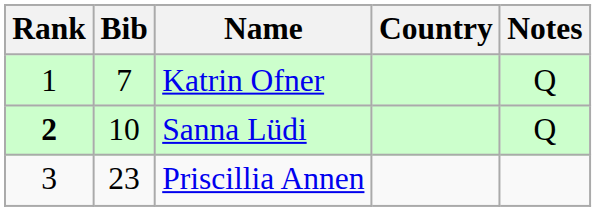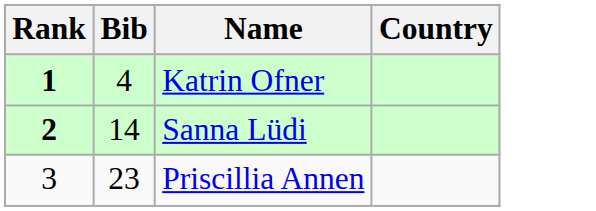- column: (545, 29)
(49, 79) normal -> (49, 79) bold
(124, 79) 7 -> (124, 79) 4
(124, 129) 10 -> (124, 129) 14
